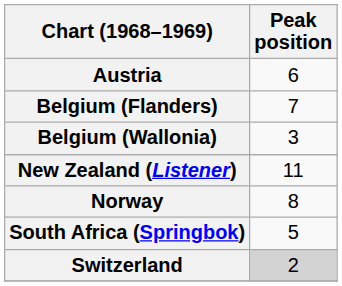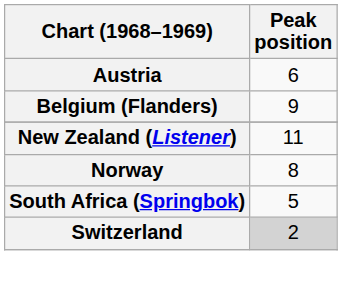(293, 106) 7 -> (293, 106) 9
- row: (127, 138)
